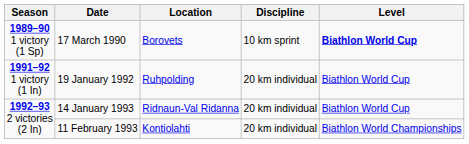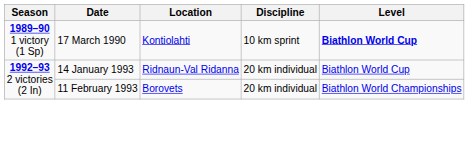(163, 40) Borovets -> (166, 40) Kontiolahti
- row: (96, 79)
(166, 128) Kontiolahti -> (163, 89) Borovets
